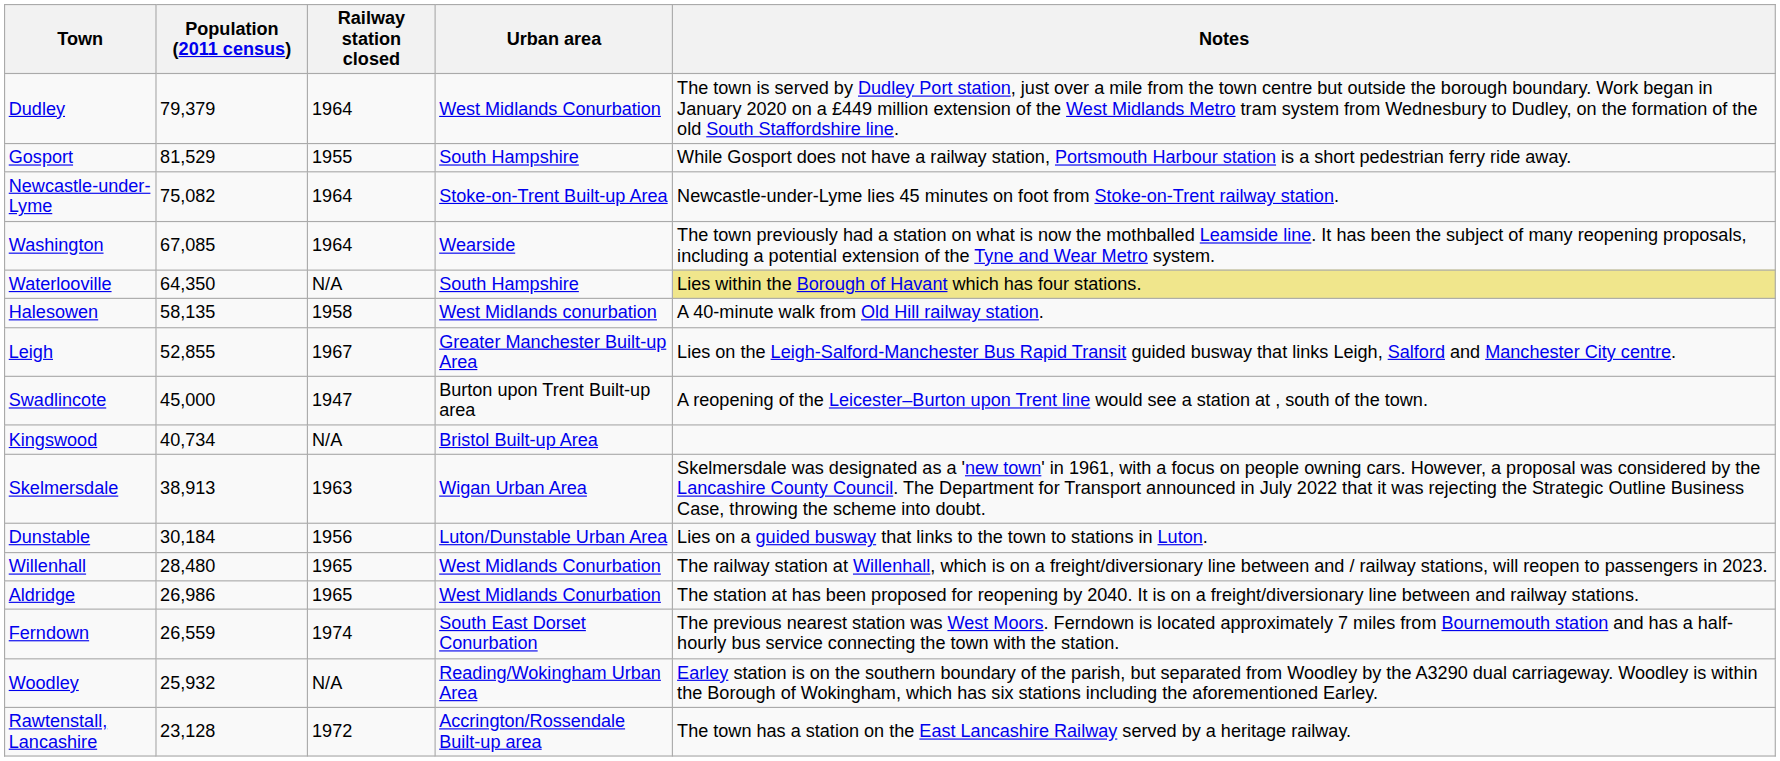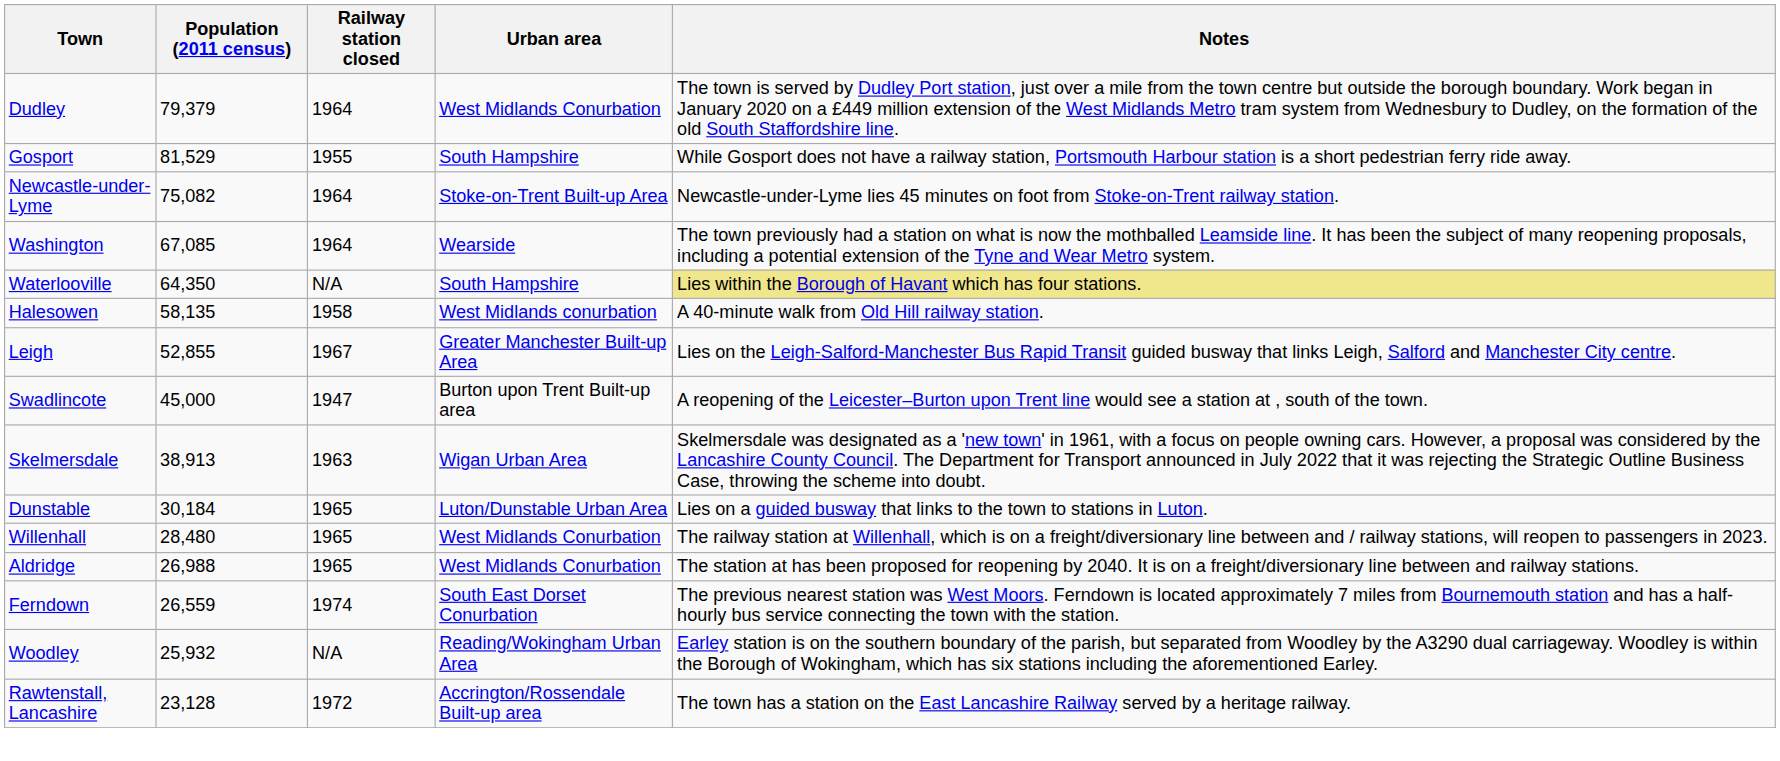- row: (53, 439)
(332, 537) 1956 -> (332, 508) 1965
(188, 594) 26,986 -> (188, 566) 26,988
